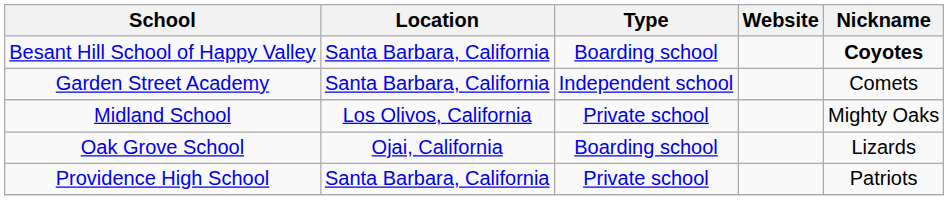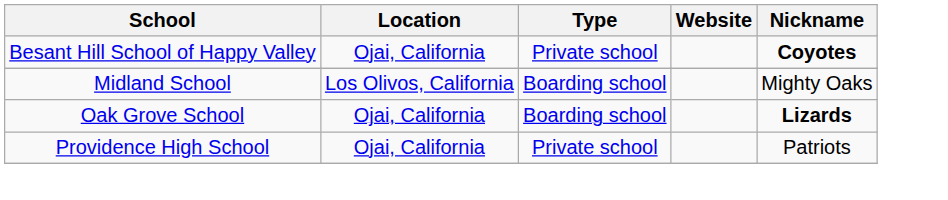(437, 52) Santa Barbara, California -> (419, 52) Ojai, California
(646, 52) Boarding school -> (595, 52) Private school
- row: (162, 83)
(646, 115) Private school -> (595, 83) Boarding school
(884, 147) normal -> (817, 115) bold
(437, 178) Santa Barbara, California -> (419, 147) Ojai, California
